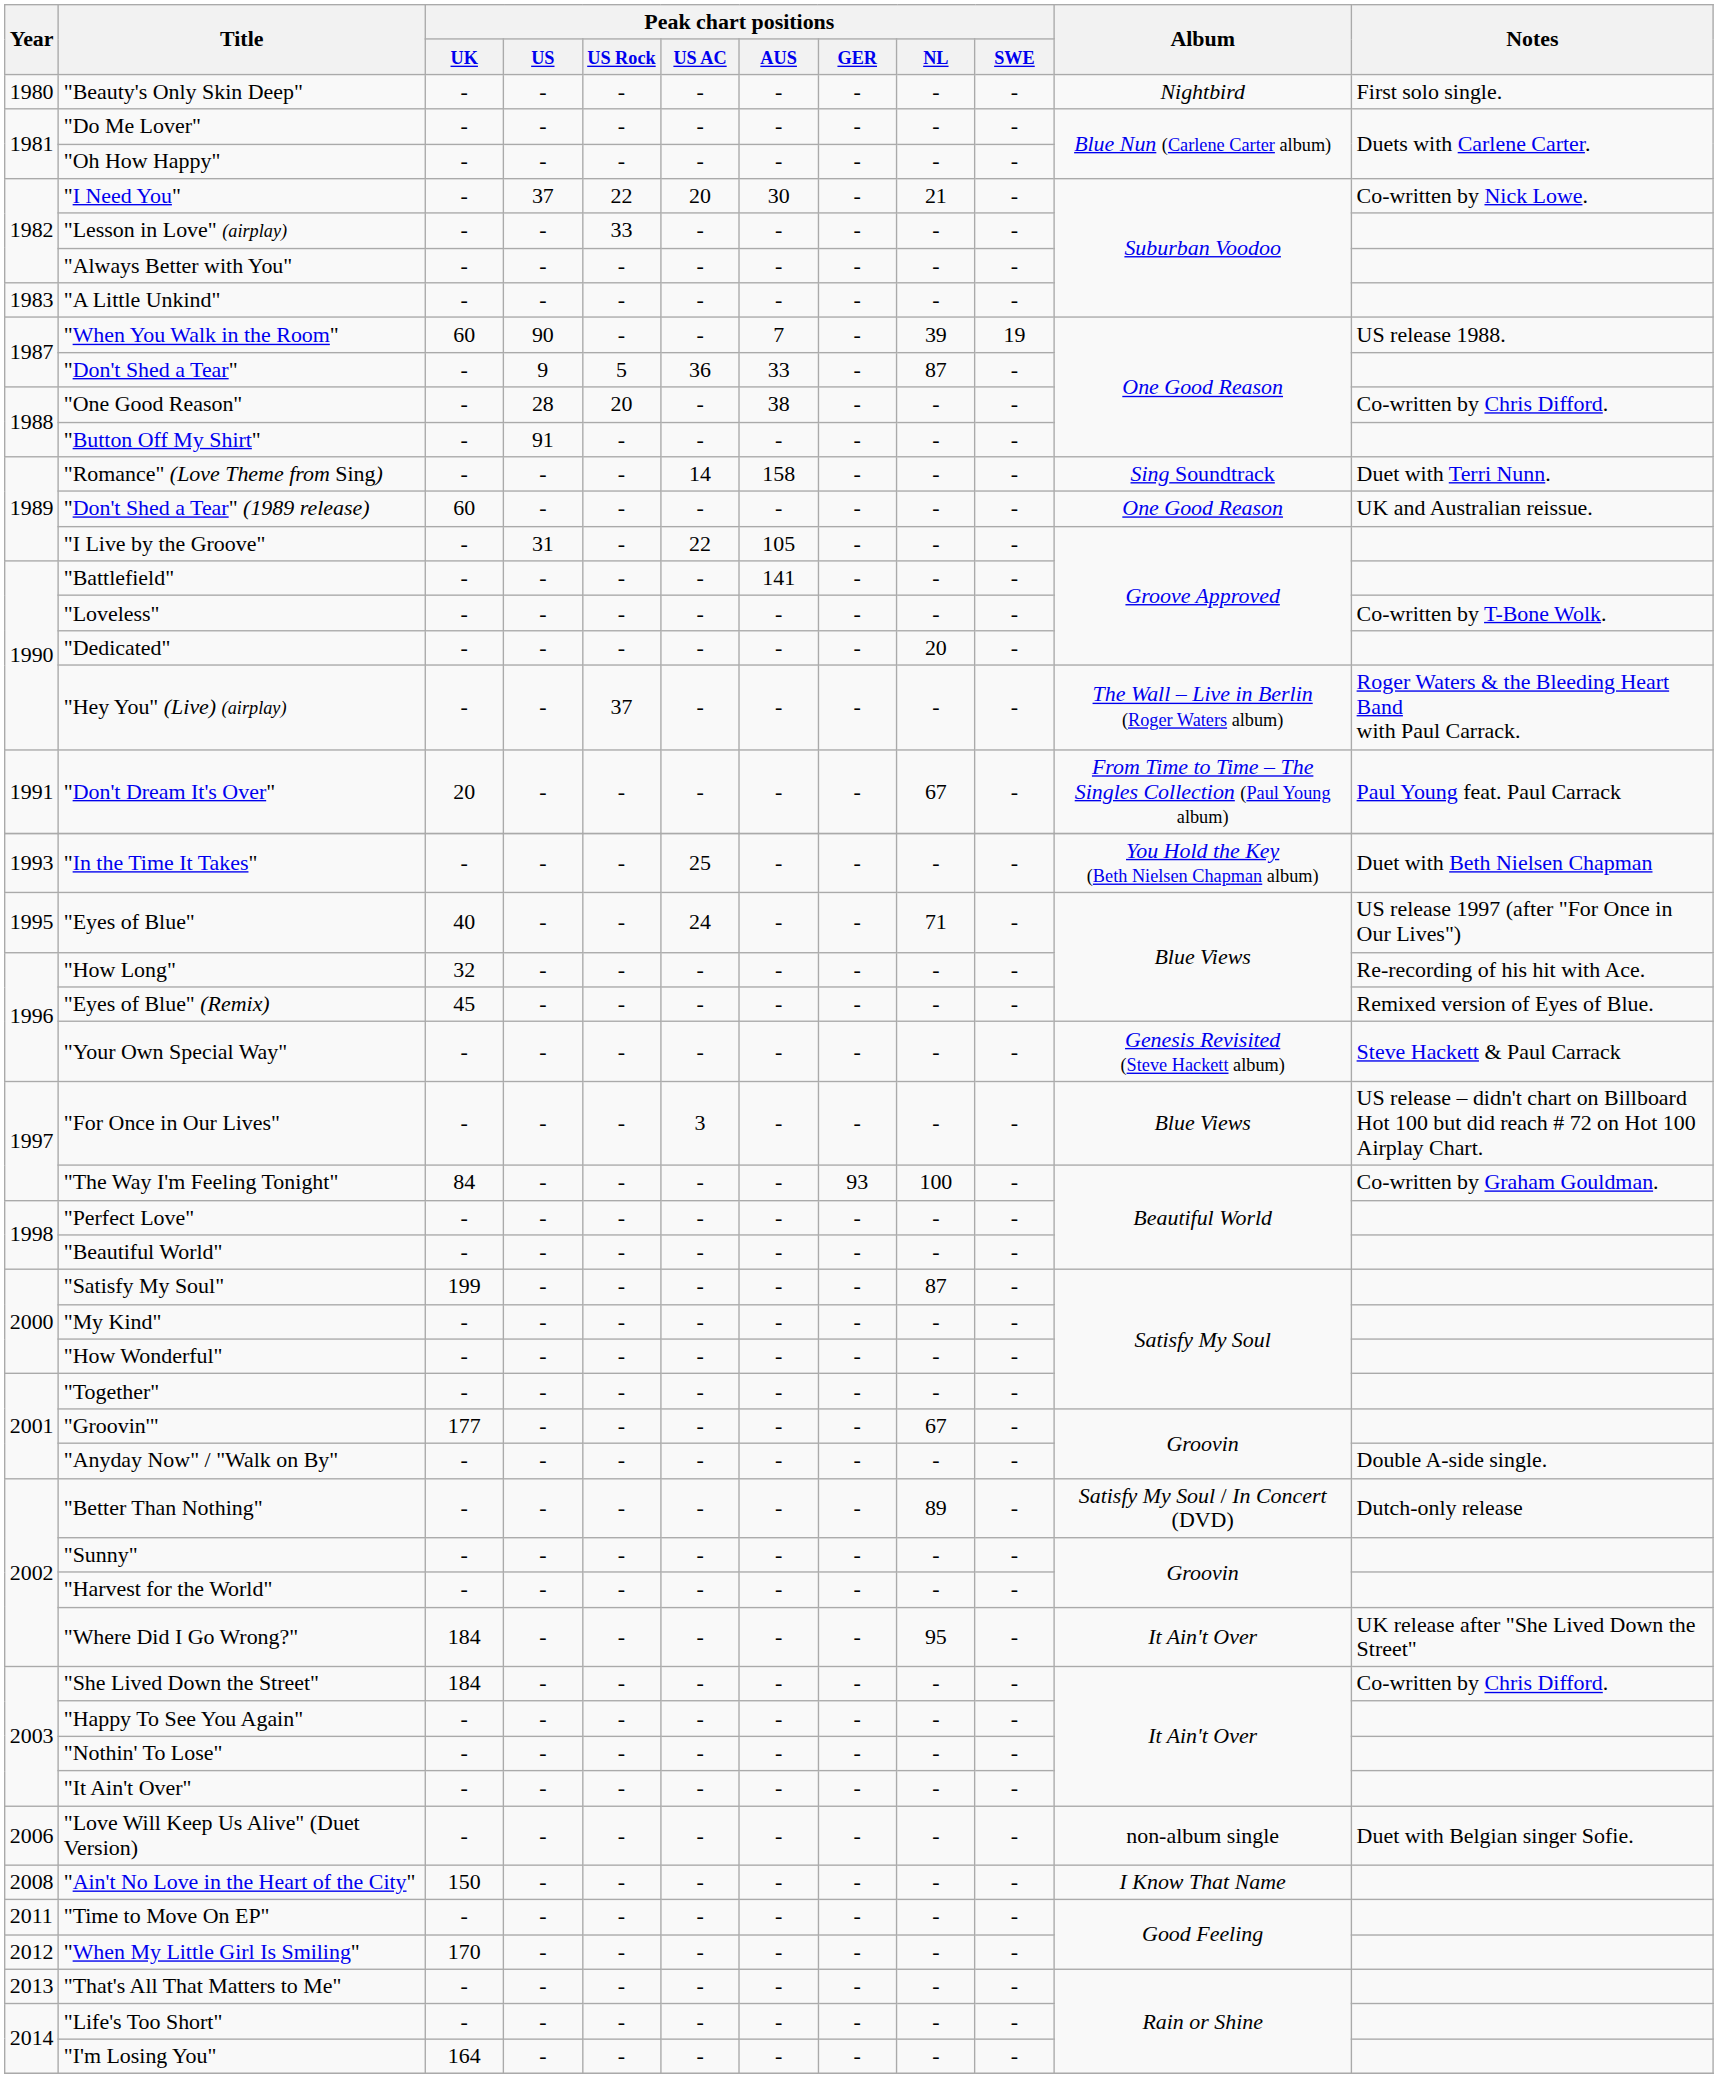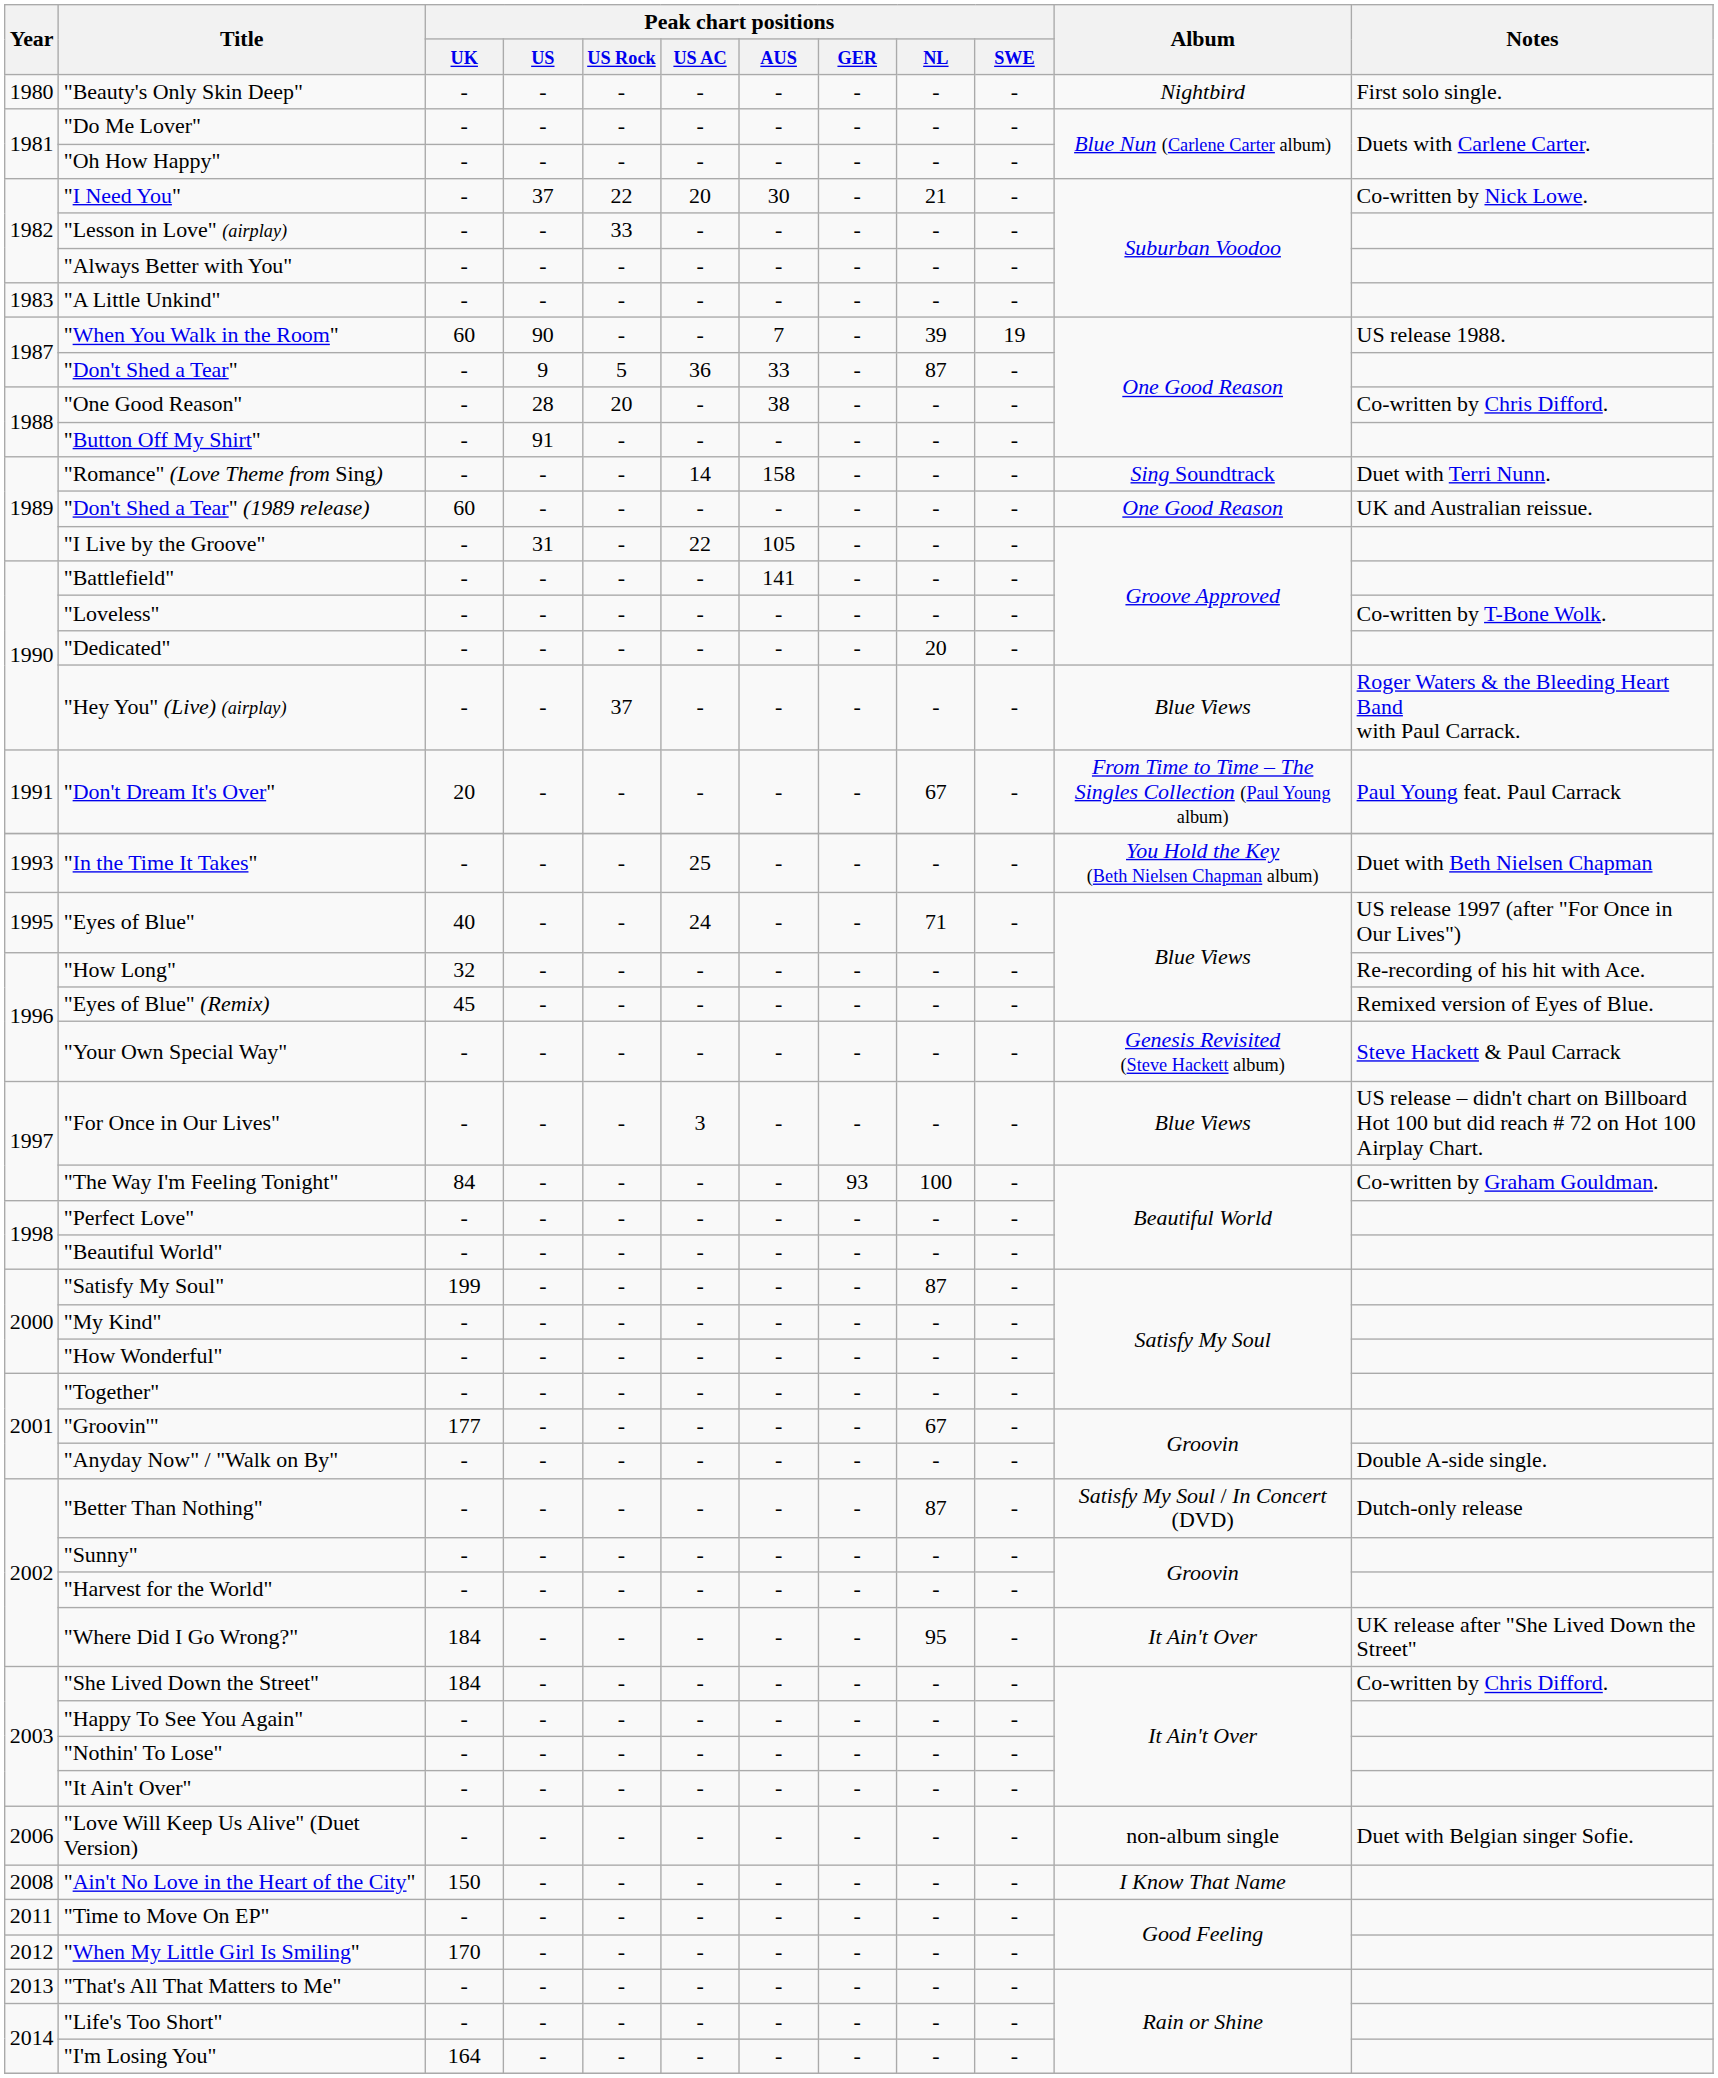(1203, 707) The Wall – Live in Berlin (Roger Waters album) -> (1203, 707) Blue Views
(936, 1507) 89 -> (936, 1507) 87
